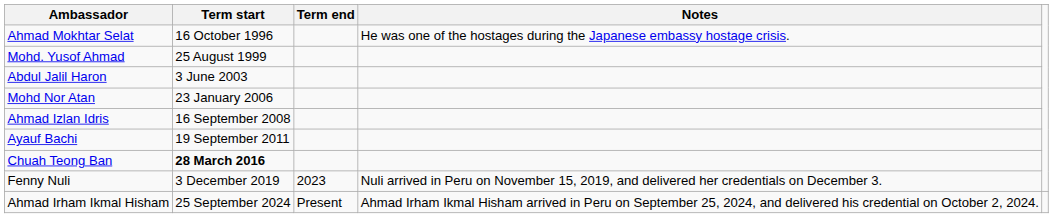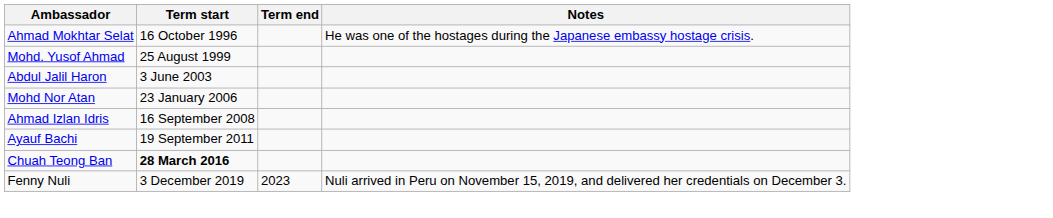- row: (88, 202)
